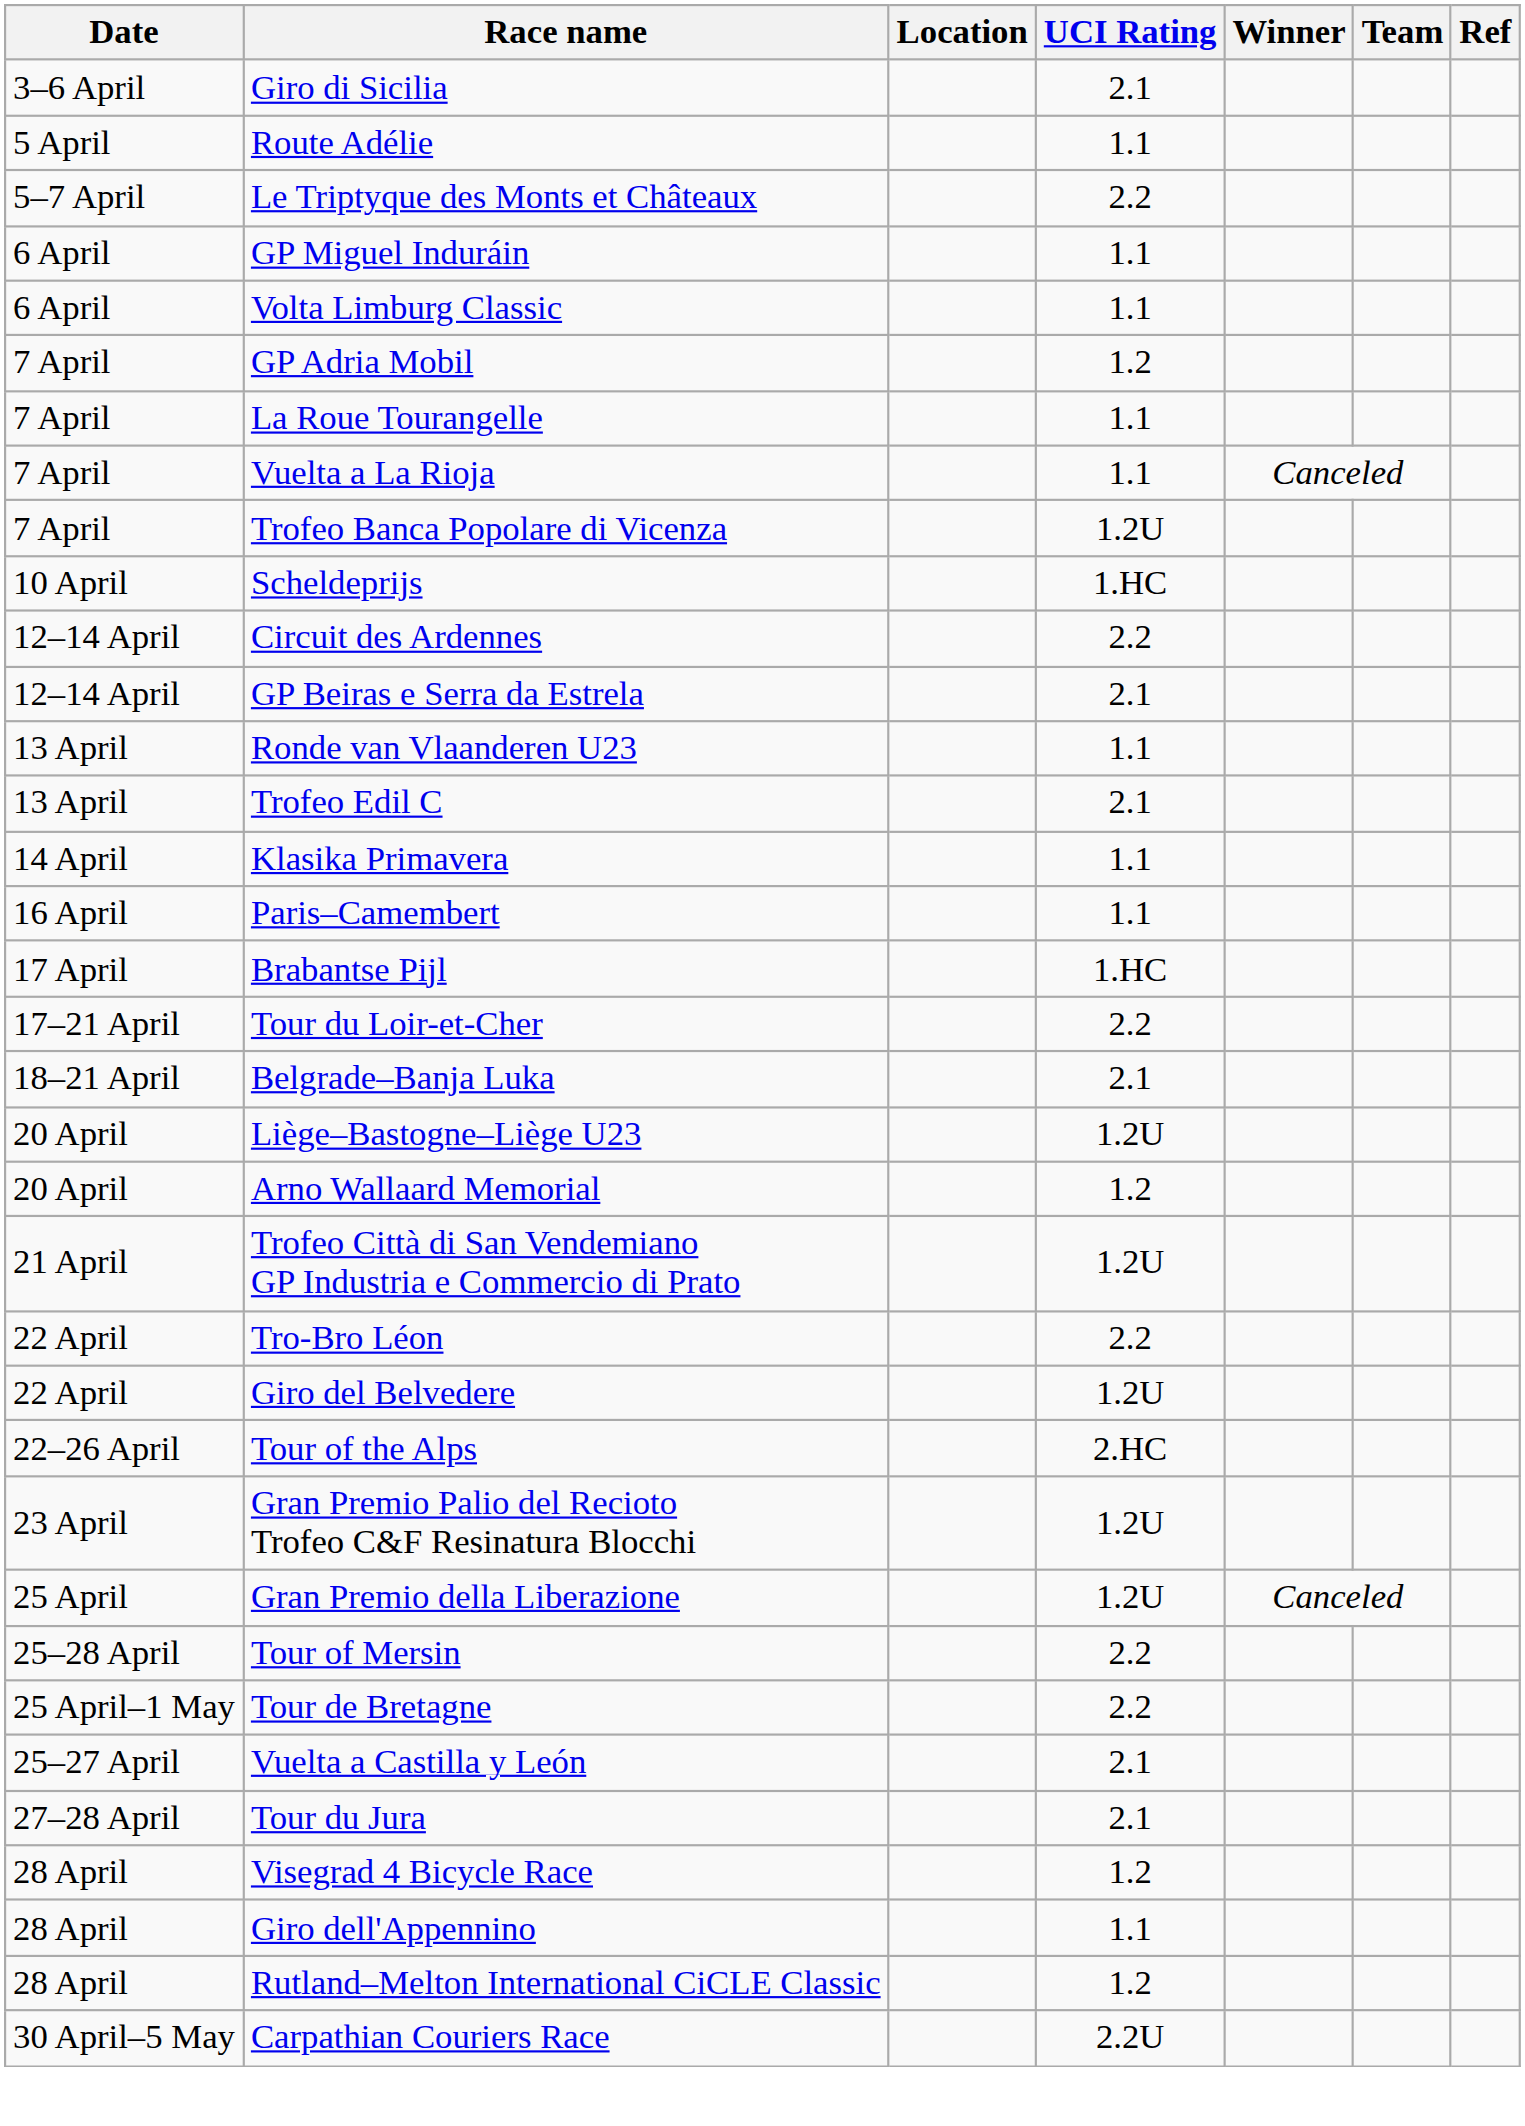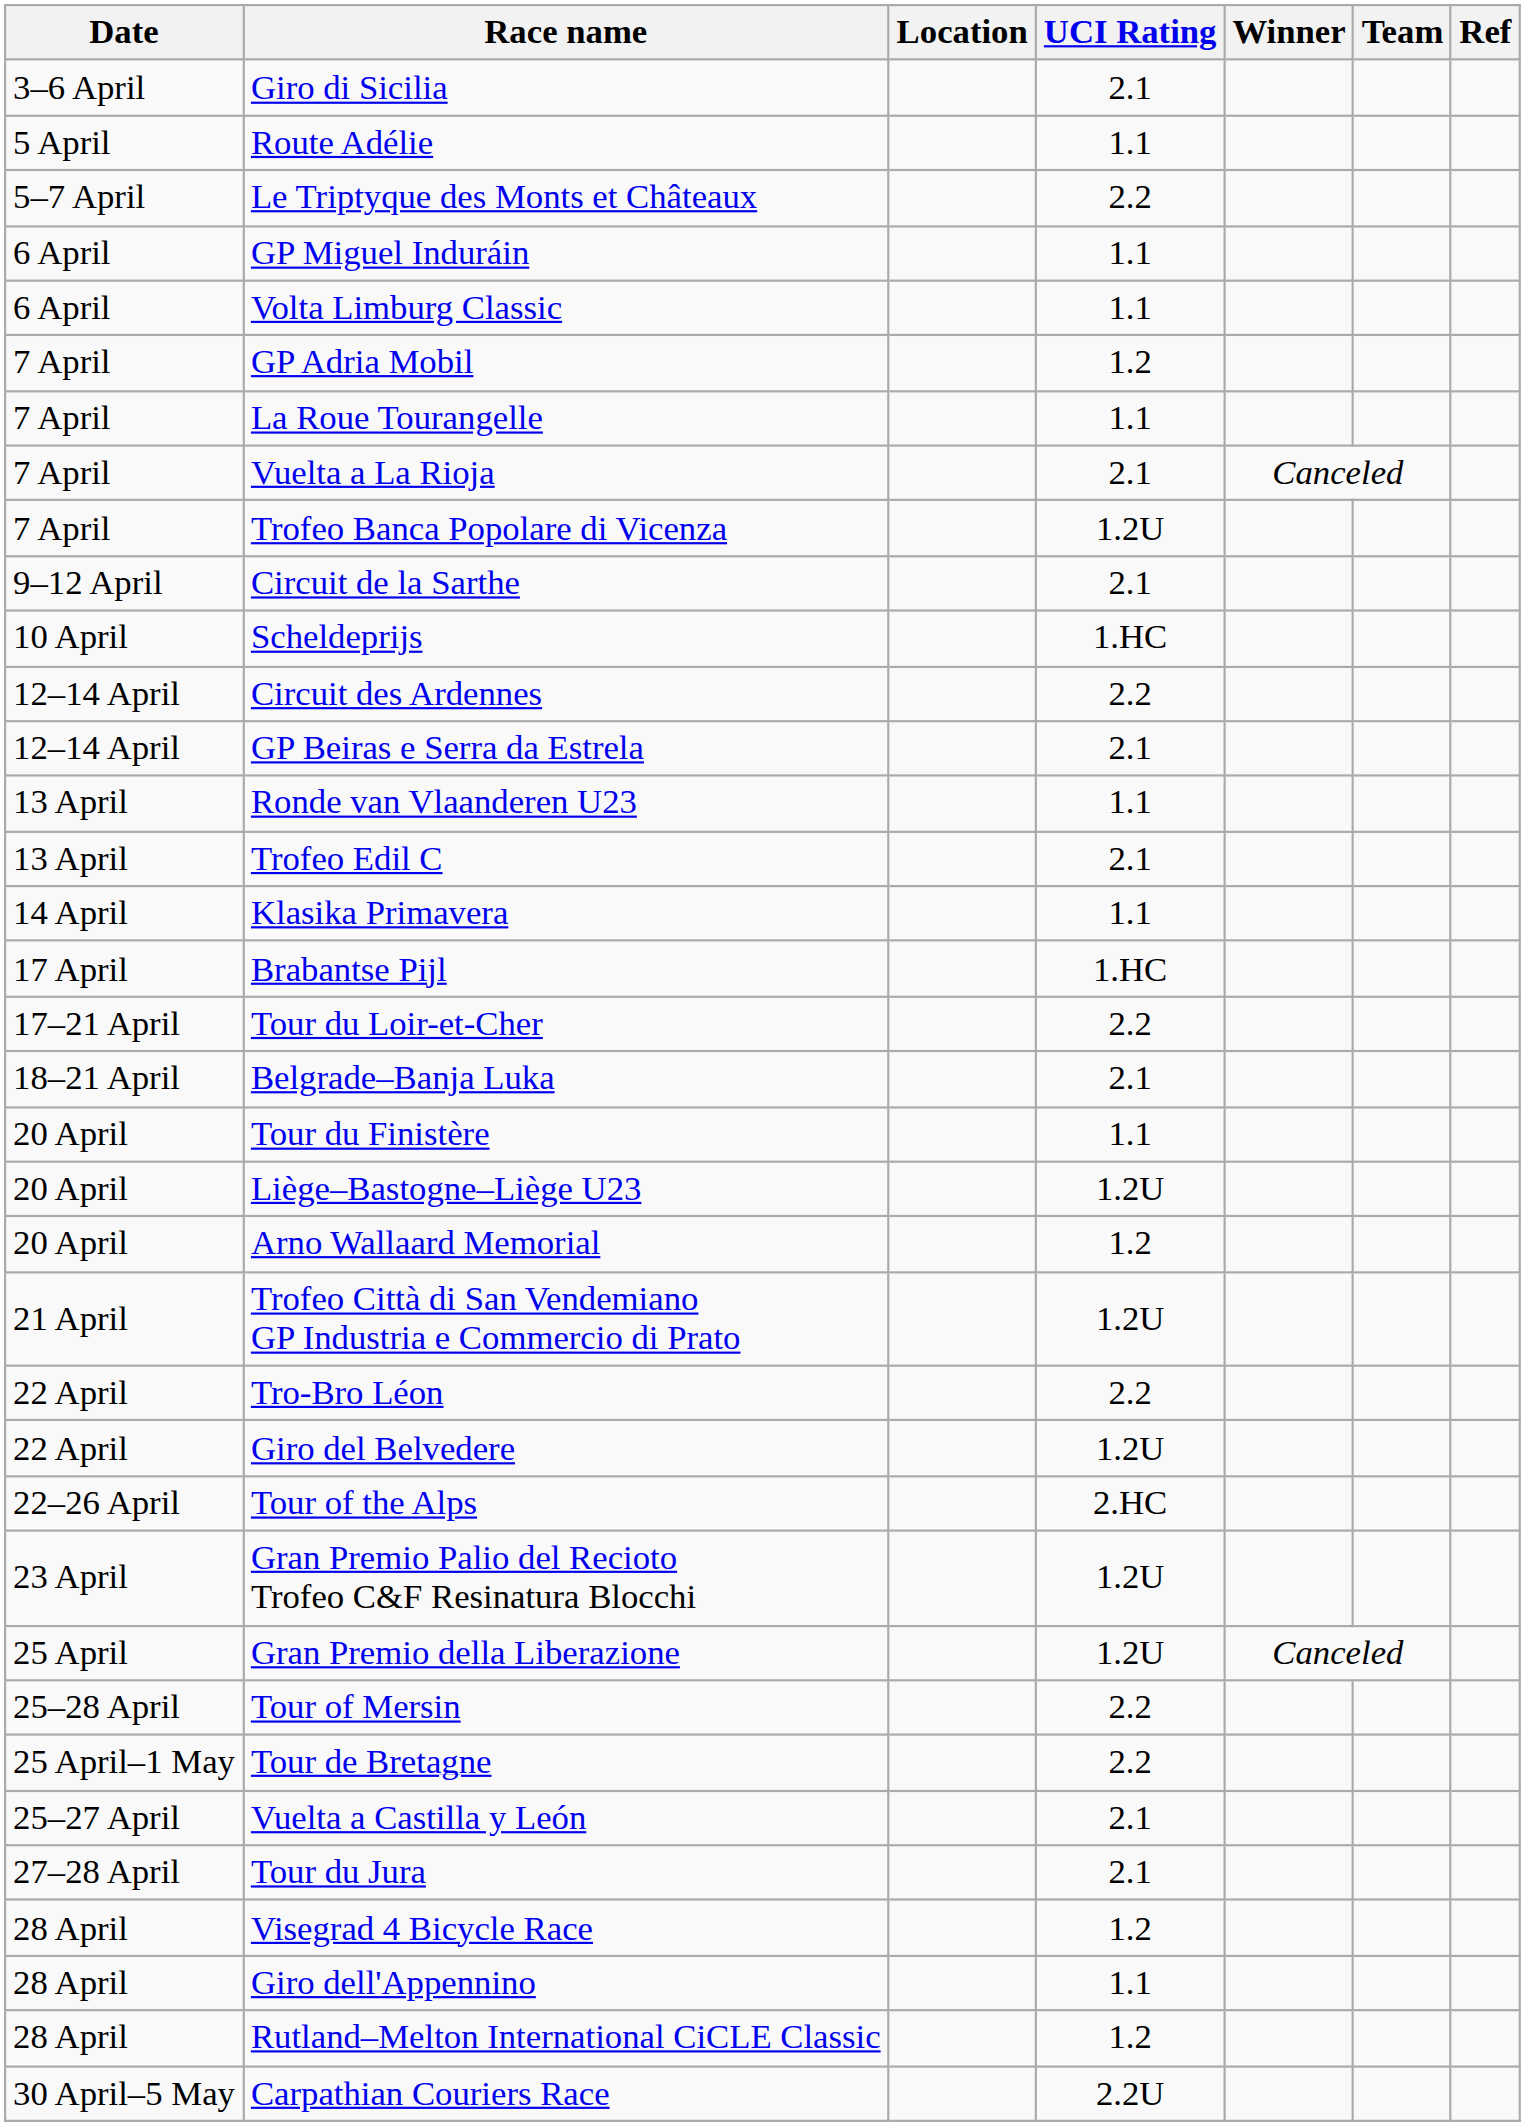(1130, 472) 1.1 -> (1130, 472) 2.1
+ row: (385, 582)
- row: (375, 913)
+ row: (370, 1133)
